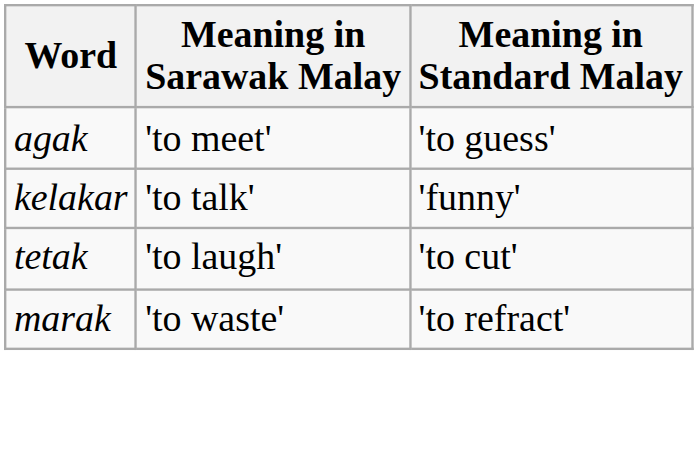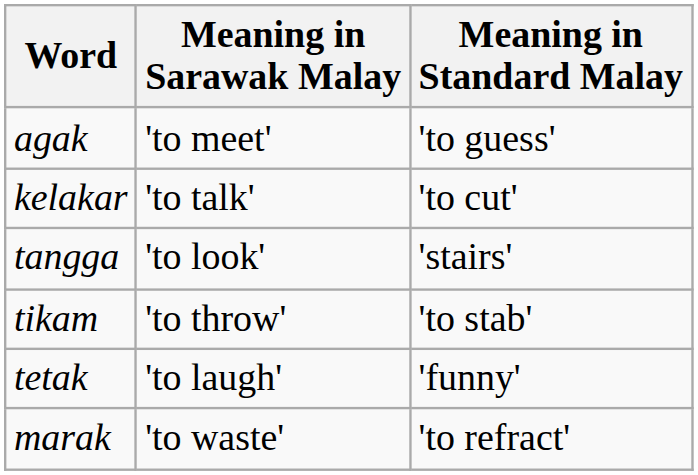(470, 197) 'funny' -> (468, 197) 'to cut'
+ row: (67, 257)
+ row: (56, 317)
(468, 257) 'to cut' -> (470, 377) 'funny'
